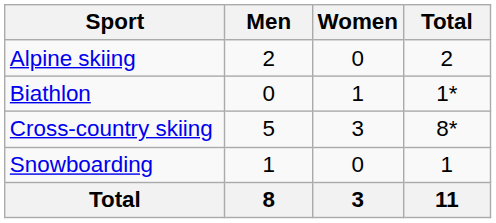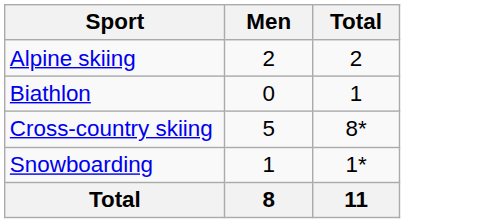- column: (358, 22)
(447, 93) 1* -> (356, 93) 1
(447, 164) 1 -> (356, 164) 1*
